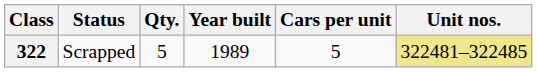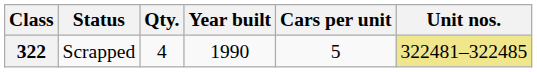(162, 50) 5 -> (162, 50) 4
(230, 50) 1989 -> (230, 50) 1990
